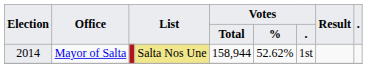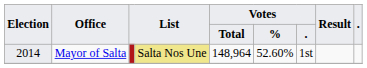(232, 54) 158,944 -> (232, 54) 148,964
(275, 54) 52.62% -> (275, 54) 52.60%
